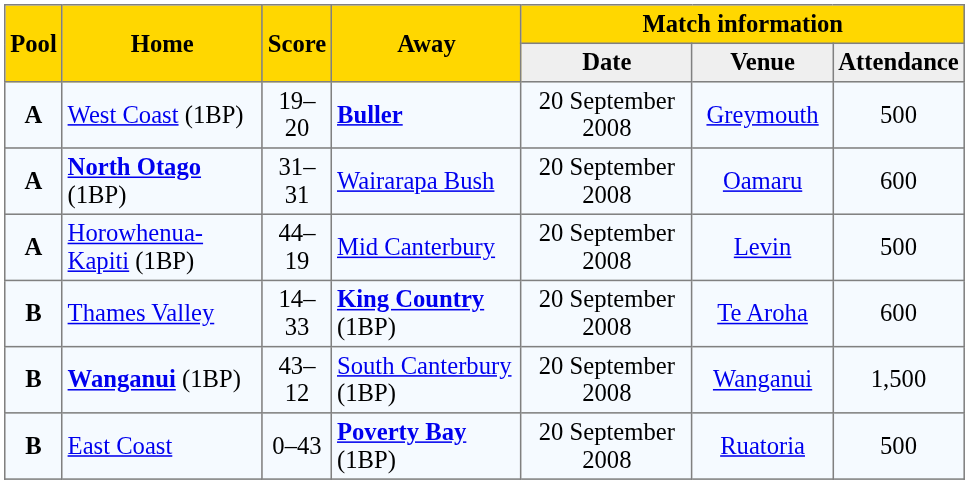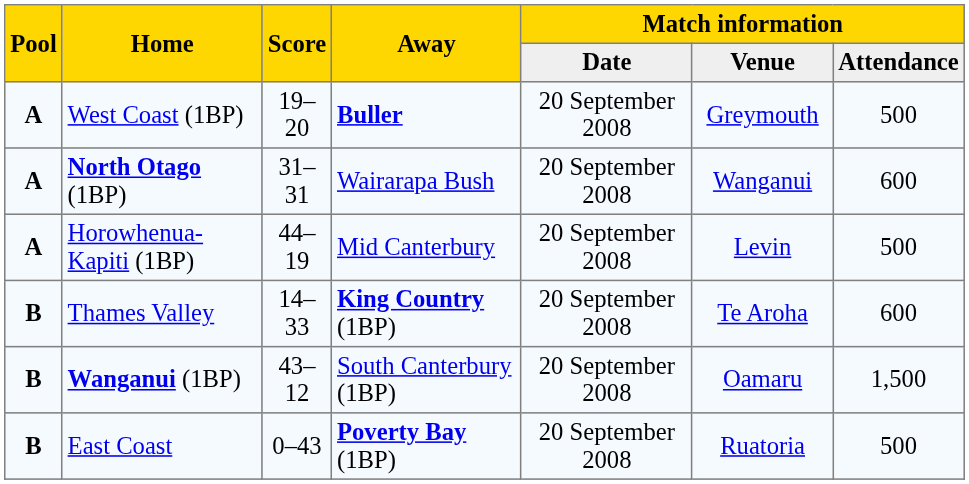(763, 180) Oamaru -> (763, 180) Wanganui
(763, 379) Wanganui -> (763, 379) Oamaru
